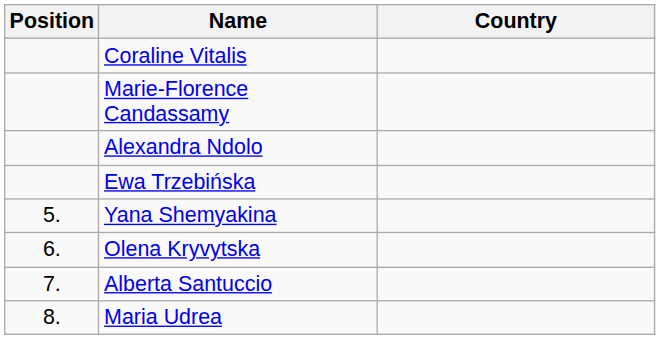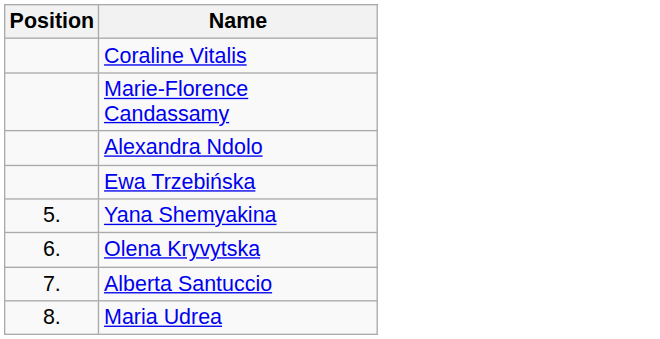- column: (516, 21)
